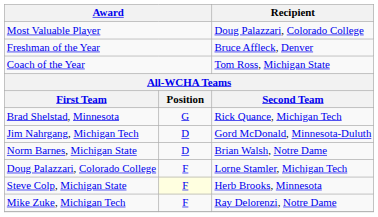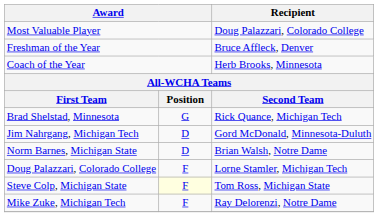(272, 64) Tom Ross, Michigan State -> (268, 64) Herb Brooks, Minnesota
(268, 185) Herb Brooks, Minnesota -> (272, 185) Tom Ross, Michigan State
